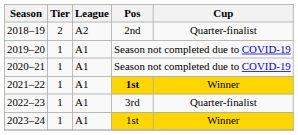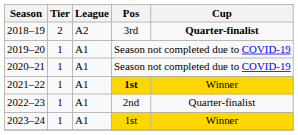(132, 31) 2nd -> (131, 31) 3rd
(223, 31) normal -> (222, 31) bold
(132, 102) 3rd -> (131, 102) 2nd
